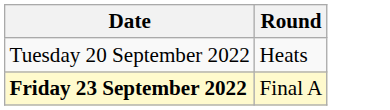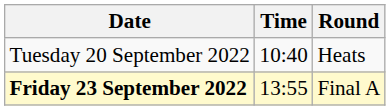+ column: (284, 21)
